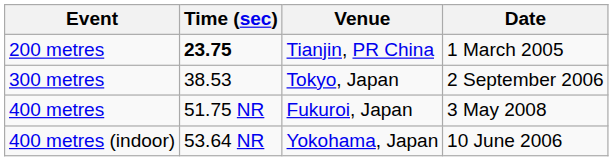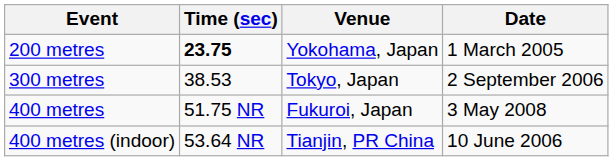(360, 49) Tianjin, PR China -> (362, 49) Yokohama, Japan
(362, 140) Yokohama, Japan -> (360, 140) Tianjin, PR China
